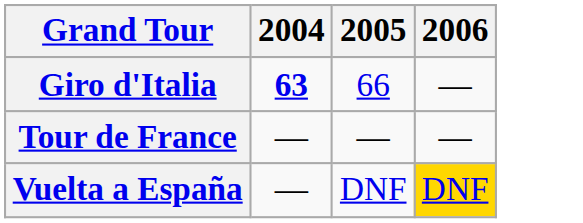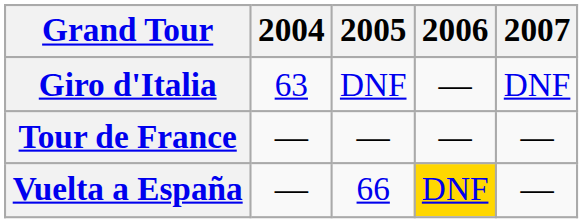+ column: (537, 30)
(291, 83) bold -> (291, 83) normal
(373, 83) 66 -> (373, 83) DNF
(373, 189) DNF -> (373, 189) 66
